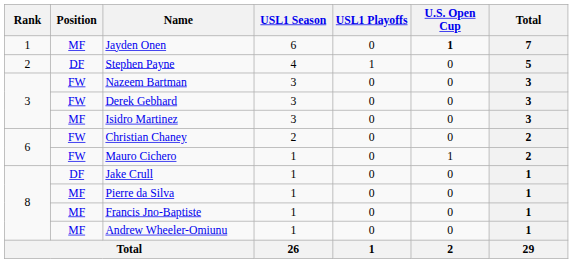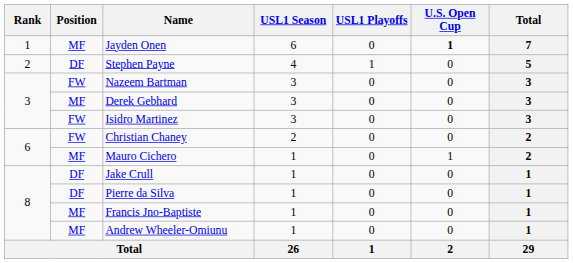(77, 100) FW -> (77, 100) MF
(77, 119) MF -> (77, 119) FW
(77, 156) FW -> (77, 156) MF
(77, 193) MF -> (77, 193) DF
